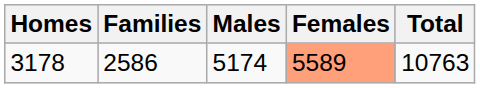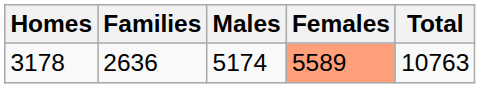(131, 62) 2586 -> (131, 62) 2636
